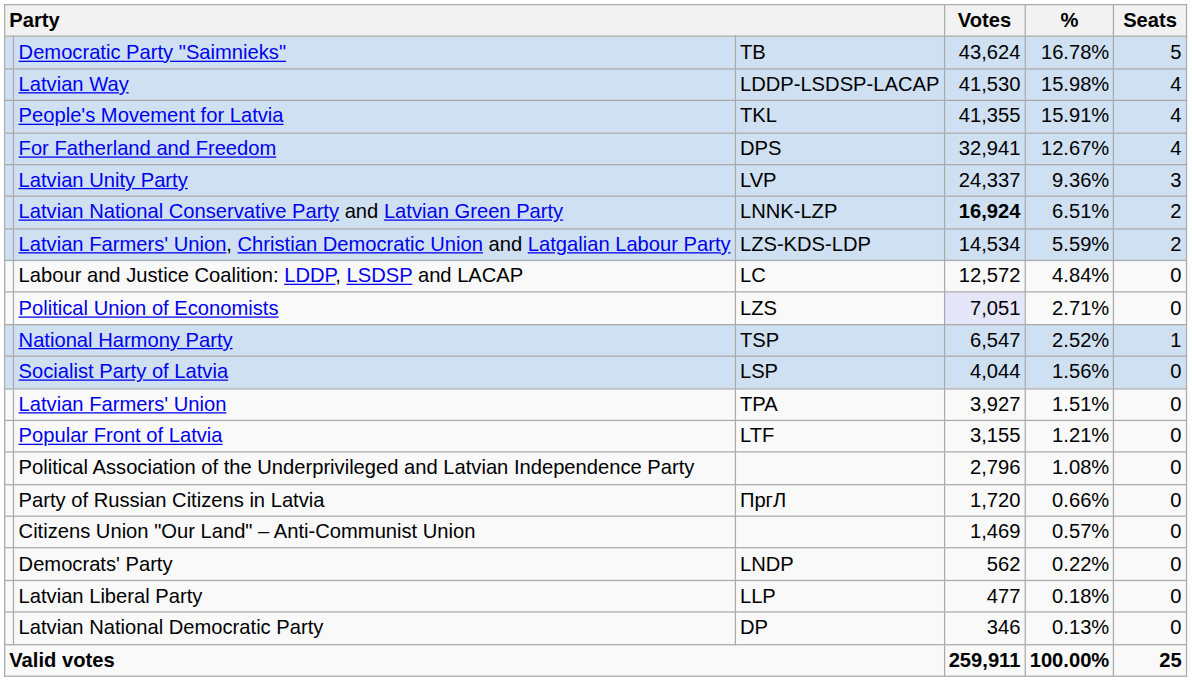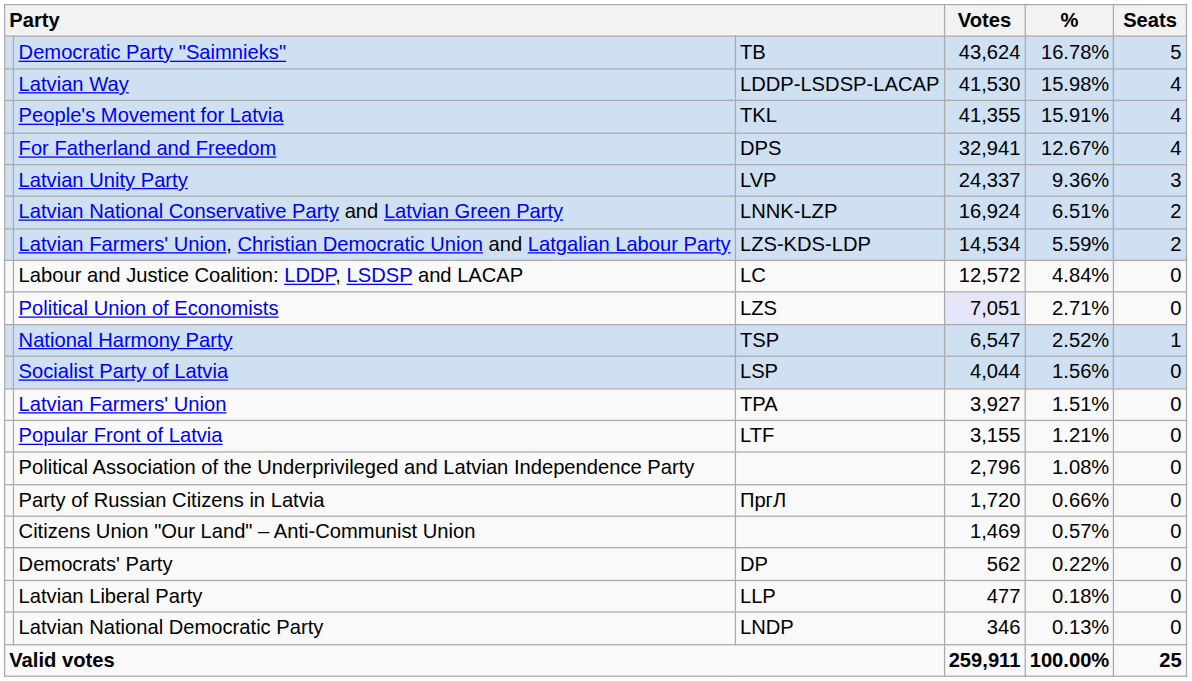(990, 212) bold -> (990, 212) normal
(767, 564) LNDP -> (754, 564) DP
(754, 627) DP -> (767, 627) LNDP
